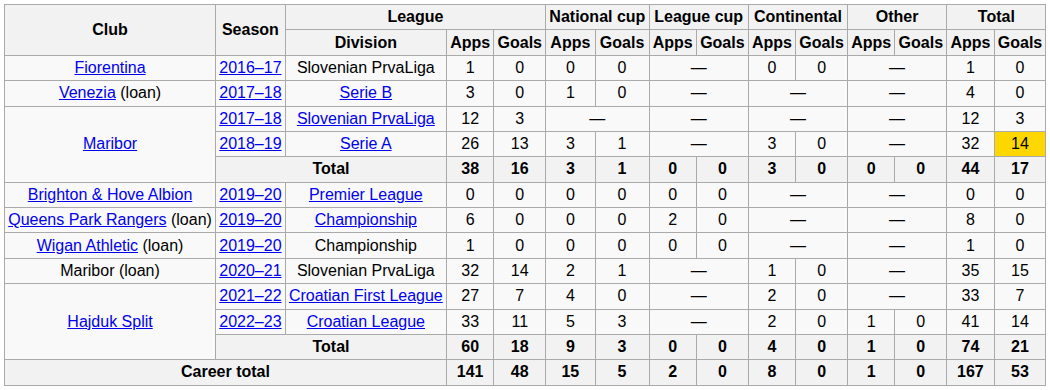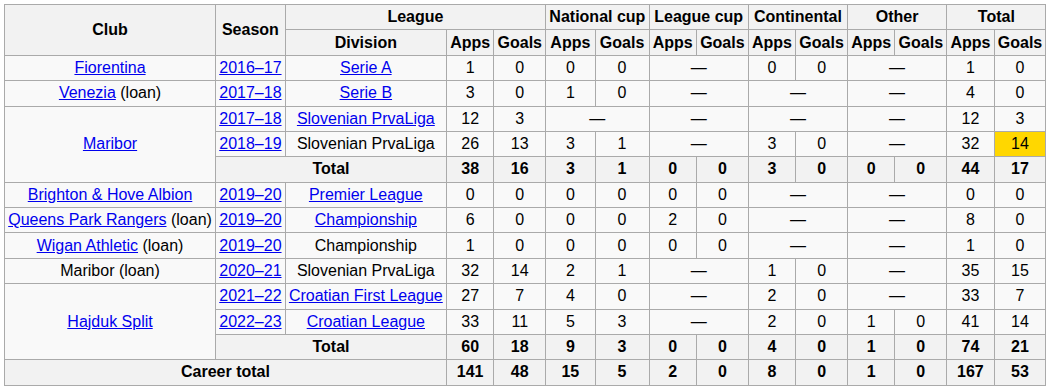(366, 67) Slovenian PrvaLiga -> (366, 67) Serie A
(366, 144) Serie A -> (366, 144) Slovenian PrvaLiga
